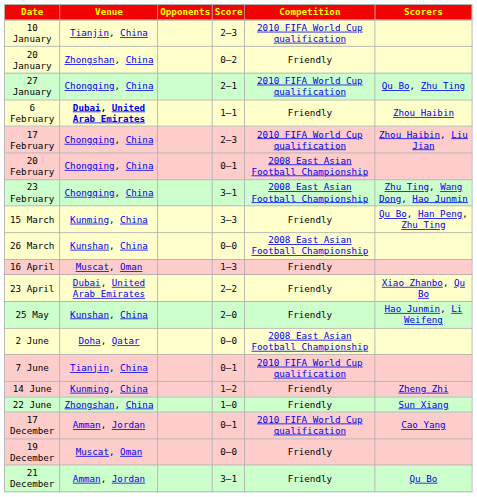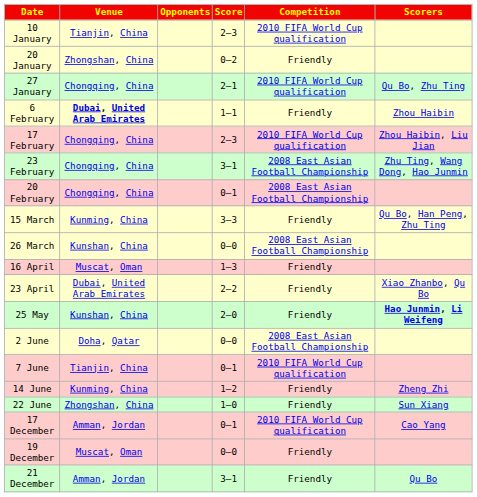rows swapped: (32, 166) <-> (32, 192)
(423, 314) normal -> (423, 314) bold
